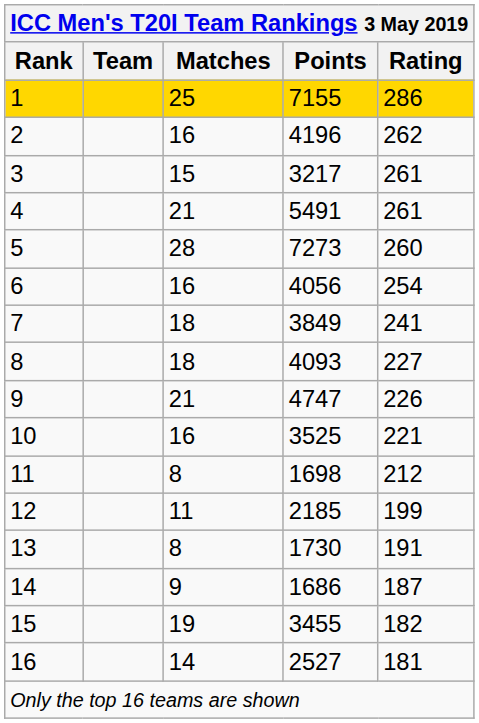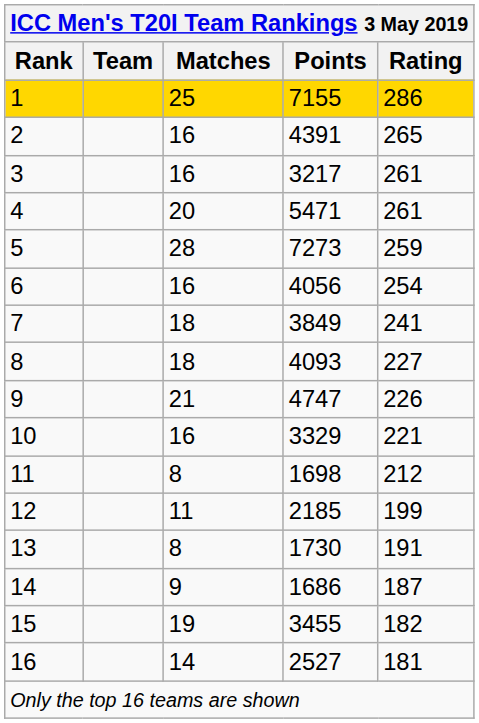(315, 135) 4196 -> (315, 135) 4391
(403, 135) 262 -> (403, 135) 265
(182, 173) 15 -> (182, 173) 16
(182, 211) 21 -> (182, 211) 20
(315, 211) 5491 -> (315, 211) 5471
(403, 248) 260 -> (403, 248) 259
(315, 436) 3525 -> (315, 436) 3329
